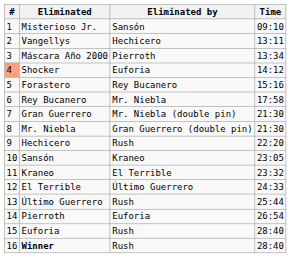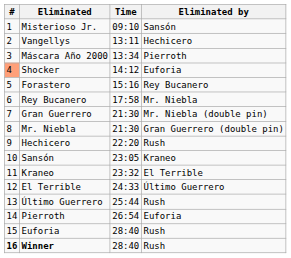columns swapped: (182, 12) <-> (270, 12)
(12, 246) normal -> (12, 246) bold
